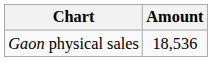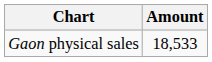(175, 43) 18,536 -> (175, 43) 18,533
